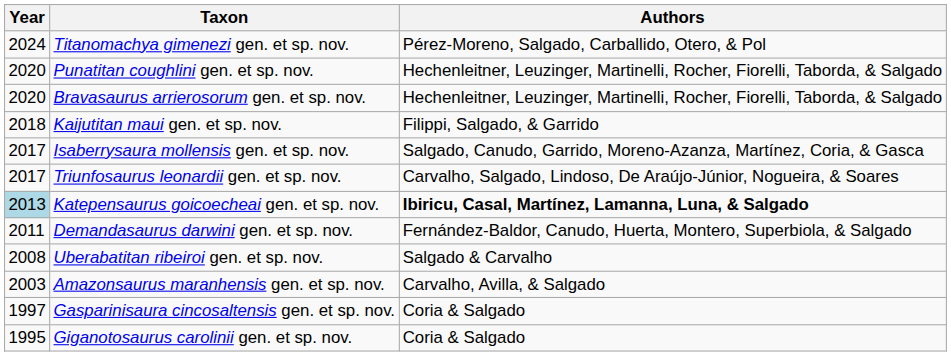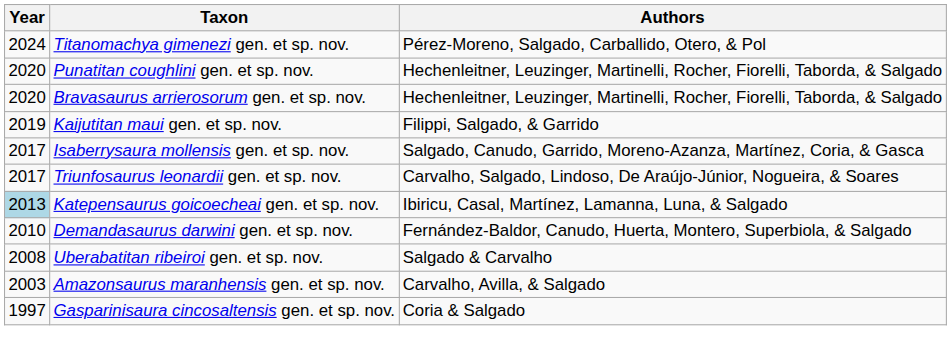(27, 124) 2018 -> (27, 124) 2019
(606, 204) bold -> (595, 204) normal
(26, 230) 2011 -> (27, 230) 2010
- row: (203, 337)
